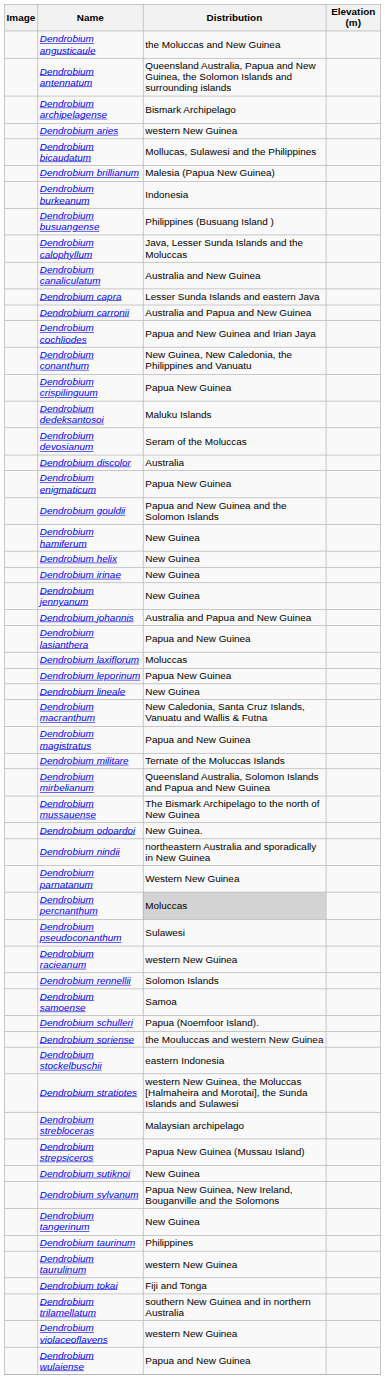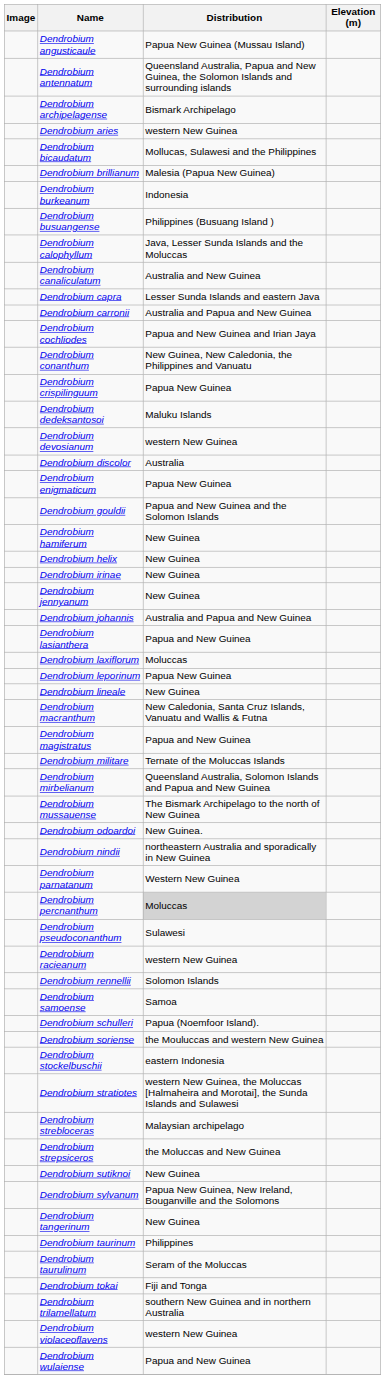(213, 44) the Moluccas and New Guinea -> (225, 44) Papua New Guinea (Mussau Island)
(196, 441) Seram of the Moluccas -> (191, 441) western New Guinea
(225, 1152) Papua New Guinea (Mussau Island) -> (213, 1152) the Moluccas and New Guinea
(191, 1264) western New Guinea -> (196, 1264) Seram of the Moluccas
